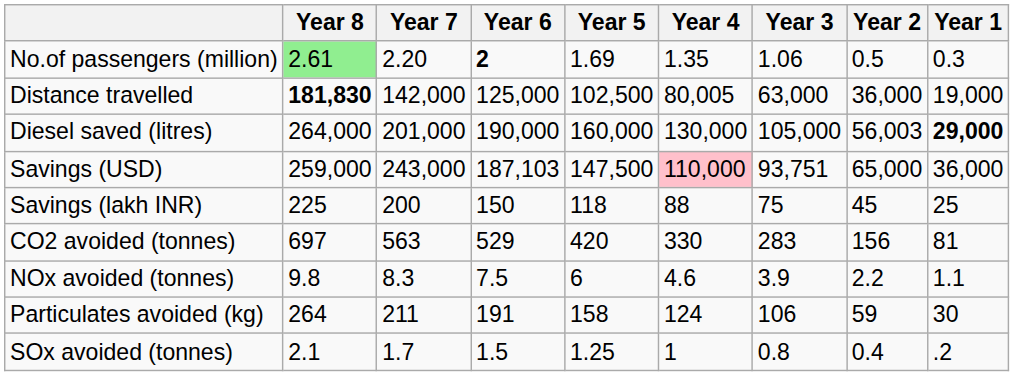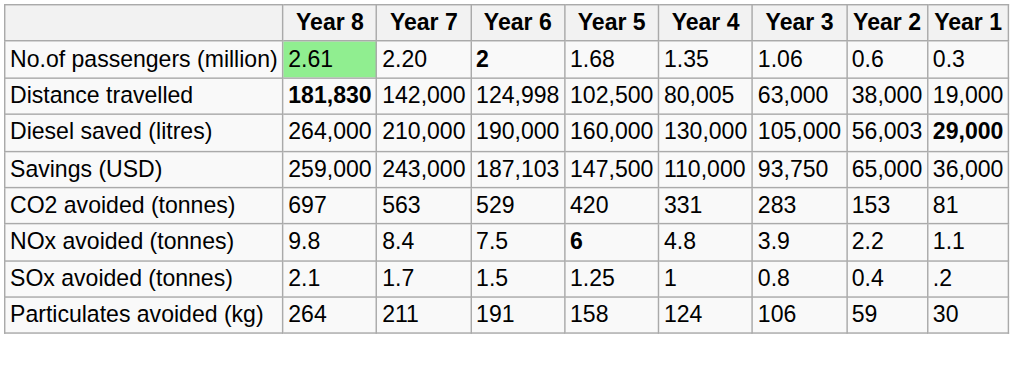(592, 59) 1.69 -> (592, 59) 1.68
(868, 59) 0.5 -> (868, 59) 0.6
(518, 95) 125,000 -> (518, 95) 124,998
(887, 95) 36,000 -> (887, 95) 38,000
(424, 132) 201,000 -> (424, 132) 210,000
(705, 168) pink background -> (705, 168) no background
(793, 168) 93,751 -> (793, 168) 93,750
- row: (106, 205)
(683, 242) 330 -> (683, 205) 331
(871, 242) 156 -> (871, 205) 153
(398, 278) 8.3 -> (398, 242) 8.4
(576, 278) normal -> (576, 242) bold
(680, 278) 4.6 -> (680, 242) 4.8
rows swapped: (121, 351) <-> (137, 315)
